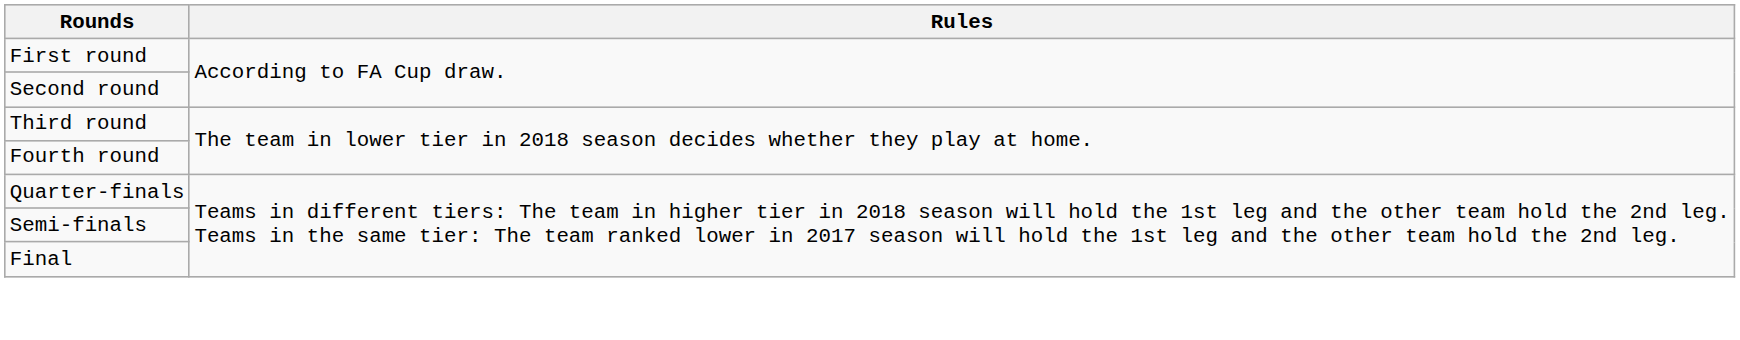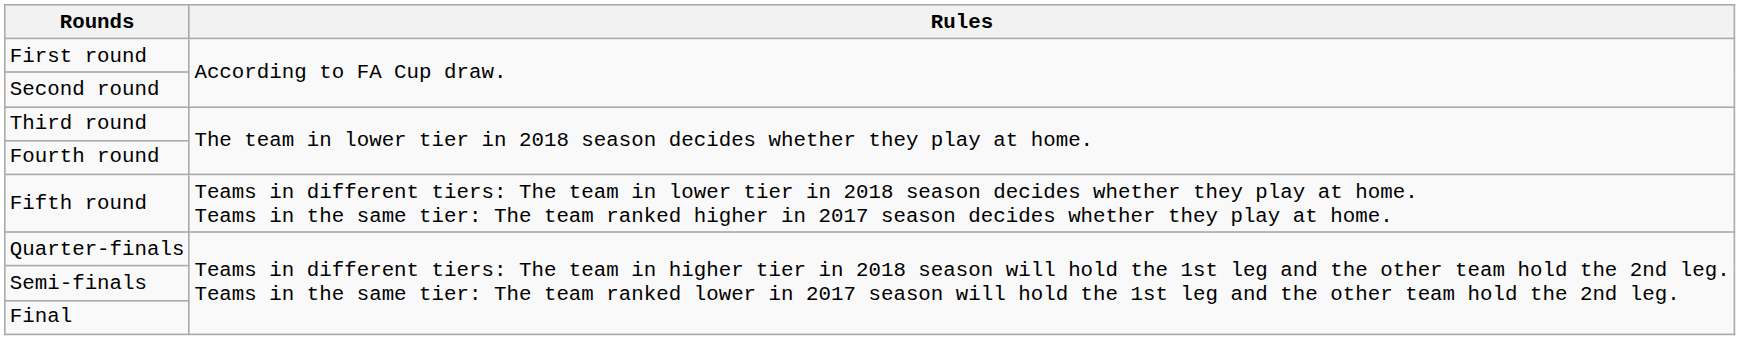+ row: (78, 203)
